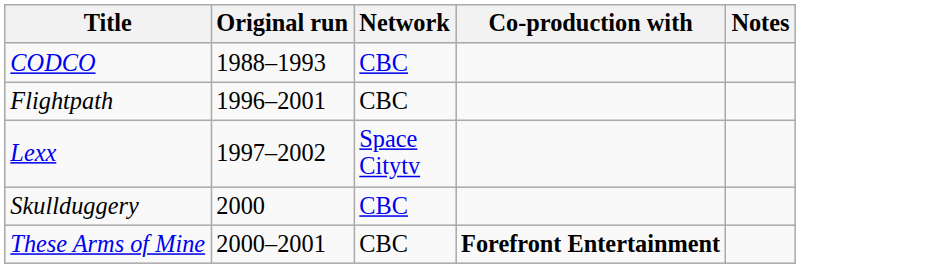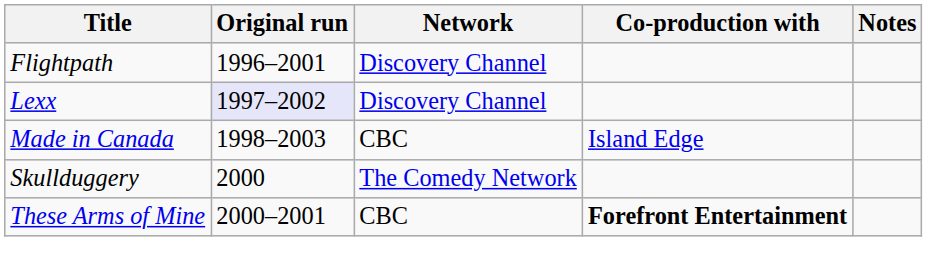- row: (53, 62)
(384, 100) CBC -> (453, 62) Discovery Channel
(271, 153) no background -> (271, 100) lavender background
(390, 153) Space Citytv -> (453, 100) Discovery Channel
+ row: (92, 139)
(384, 205) CBC -> (468, 178) The Comedy Network
